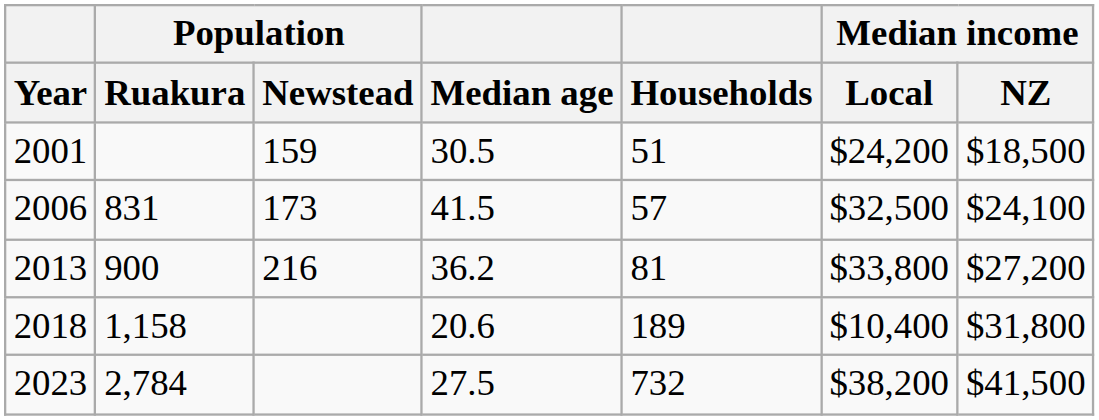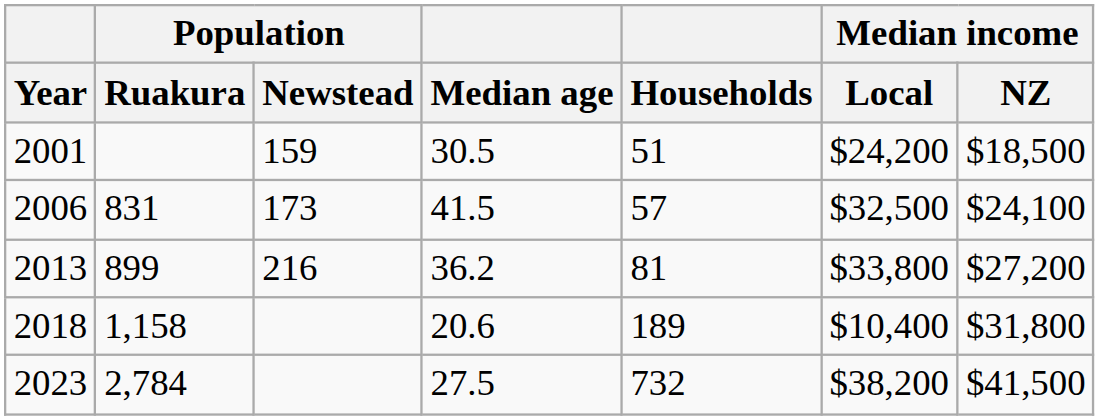(132, 267) 900 -> (132, 267) 899
